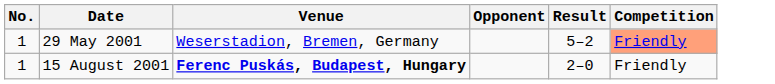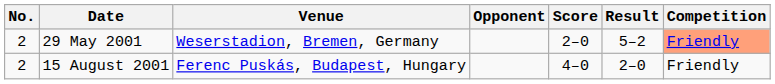+ column: (575, 17)
(22, 41) 1 -> (22, 41) 2
(22, 66) 1 -> (22, 66) 2
(321, 66) bold -> (321, 66) normal
